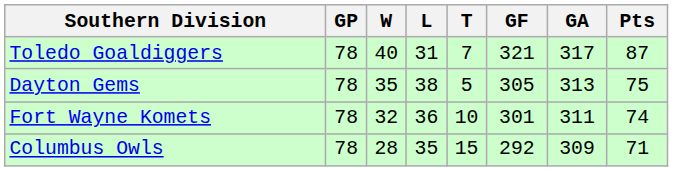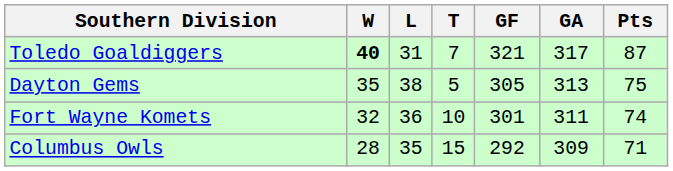- column: (346, 21)
(386, 53) normal -> (368, 53) bold
